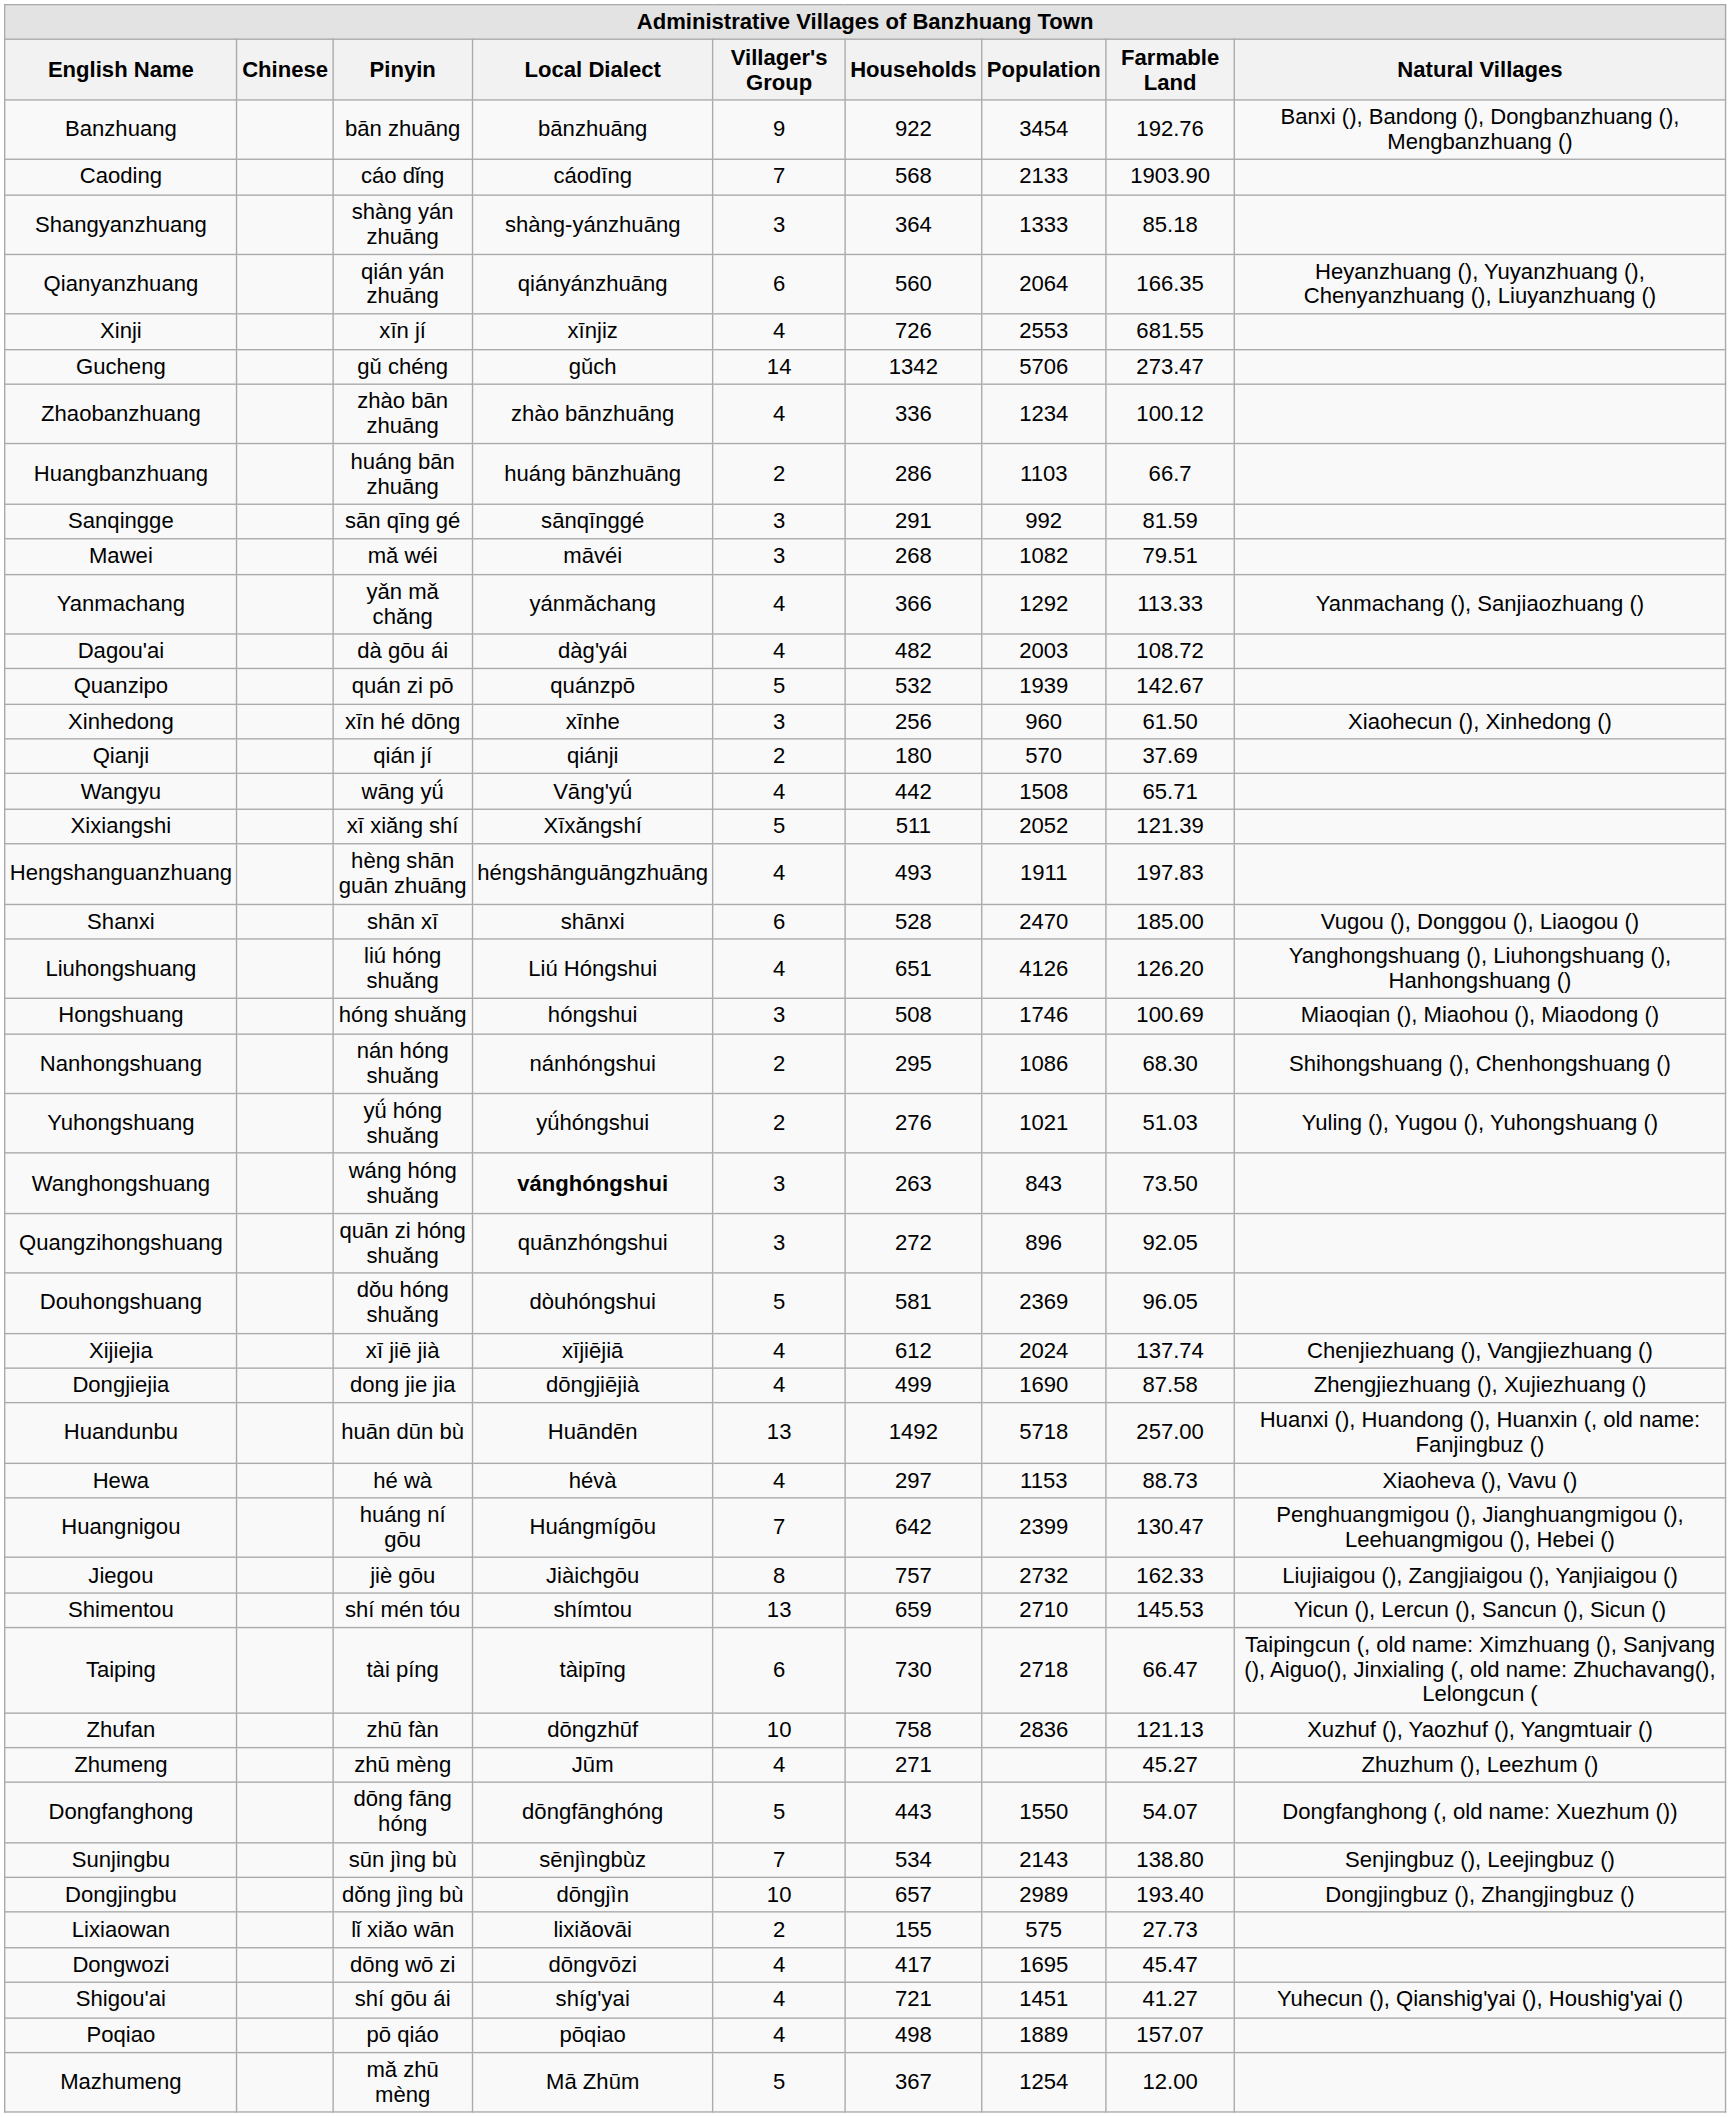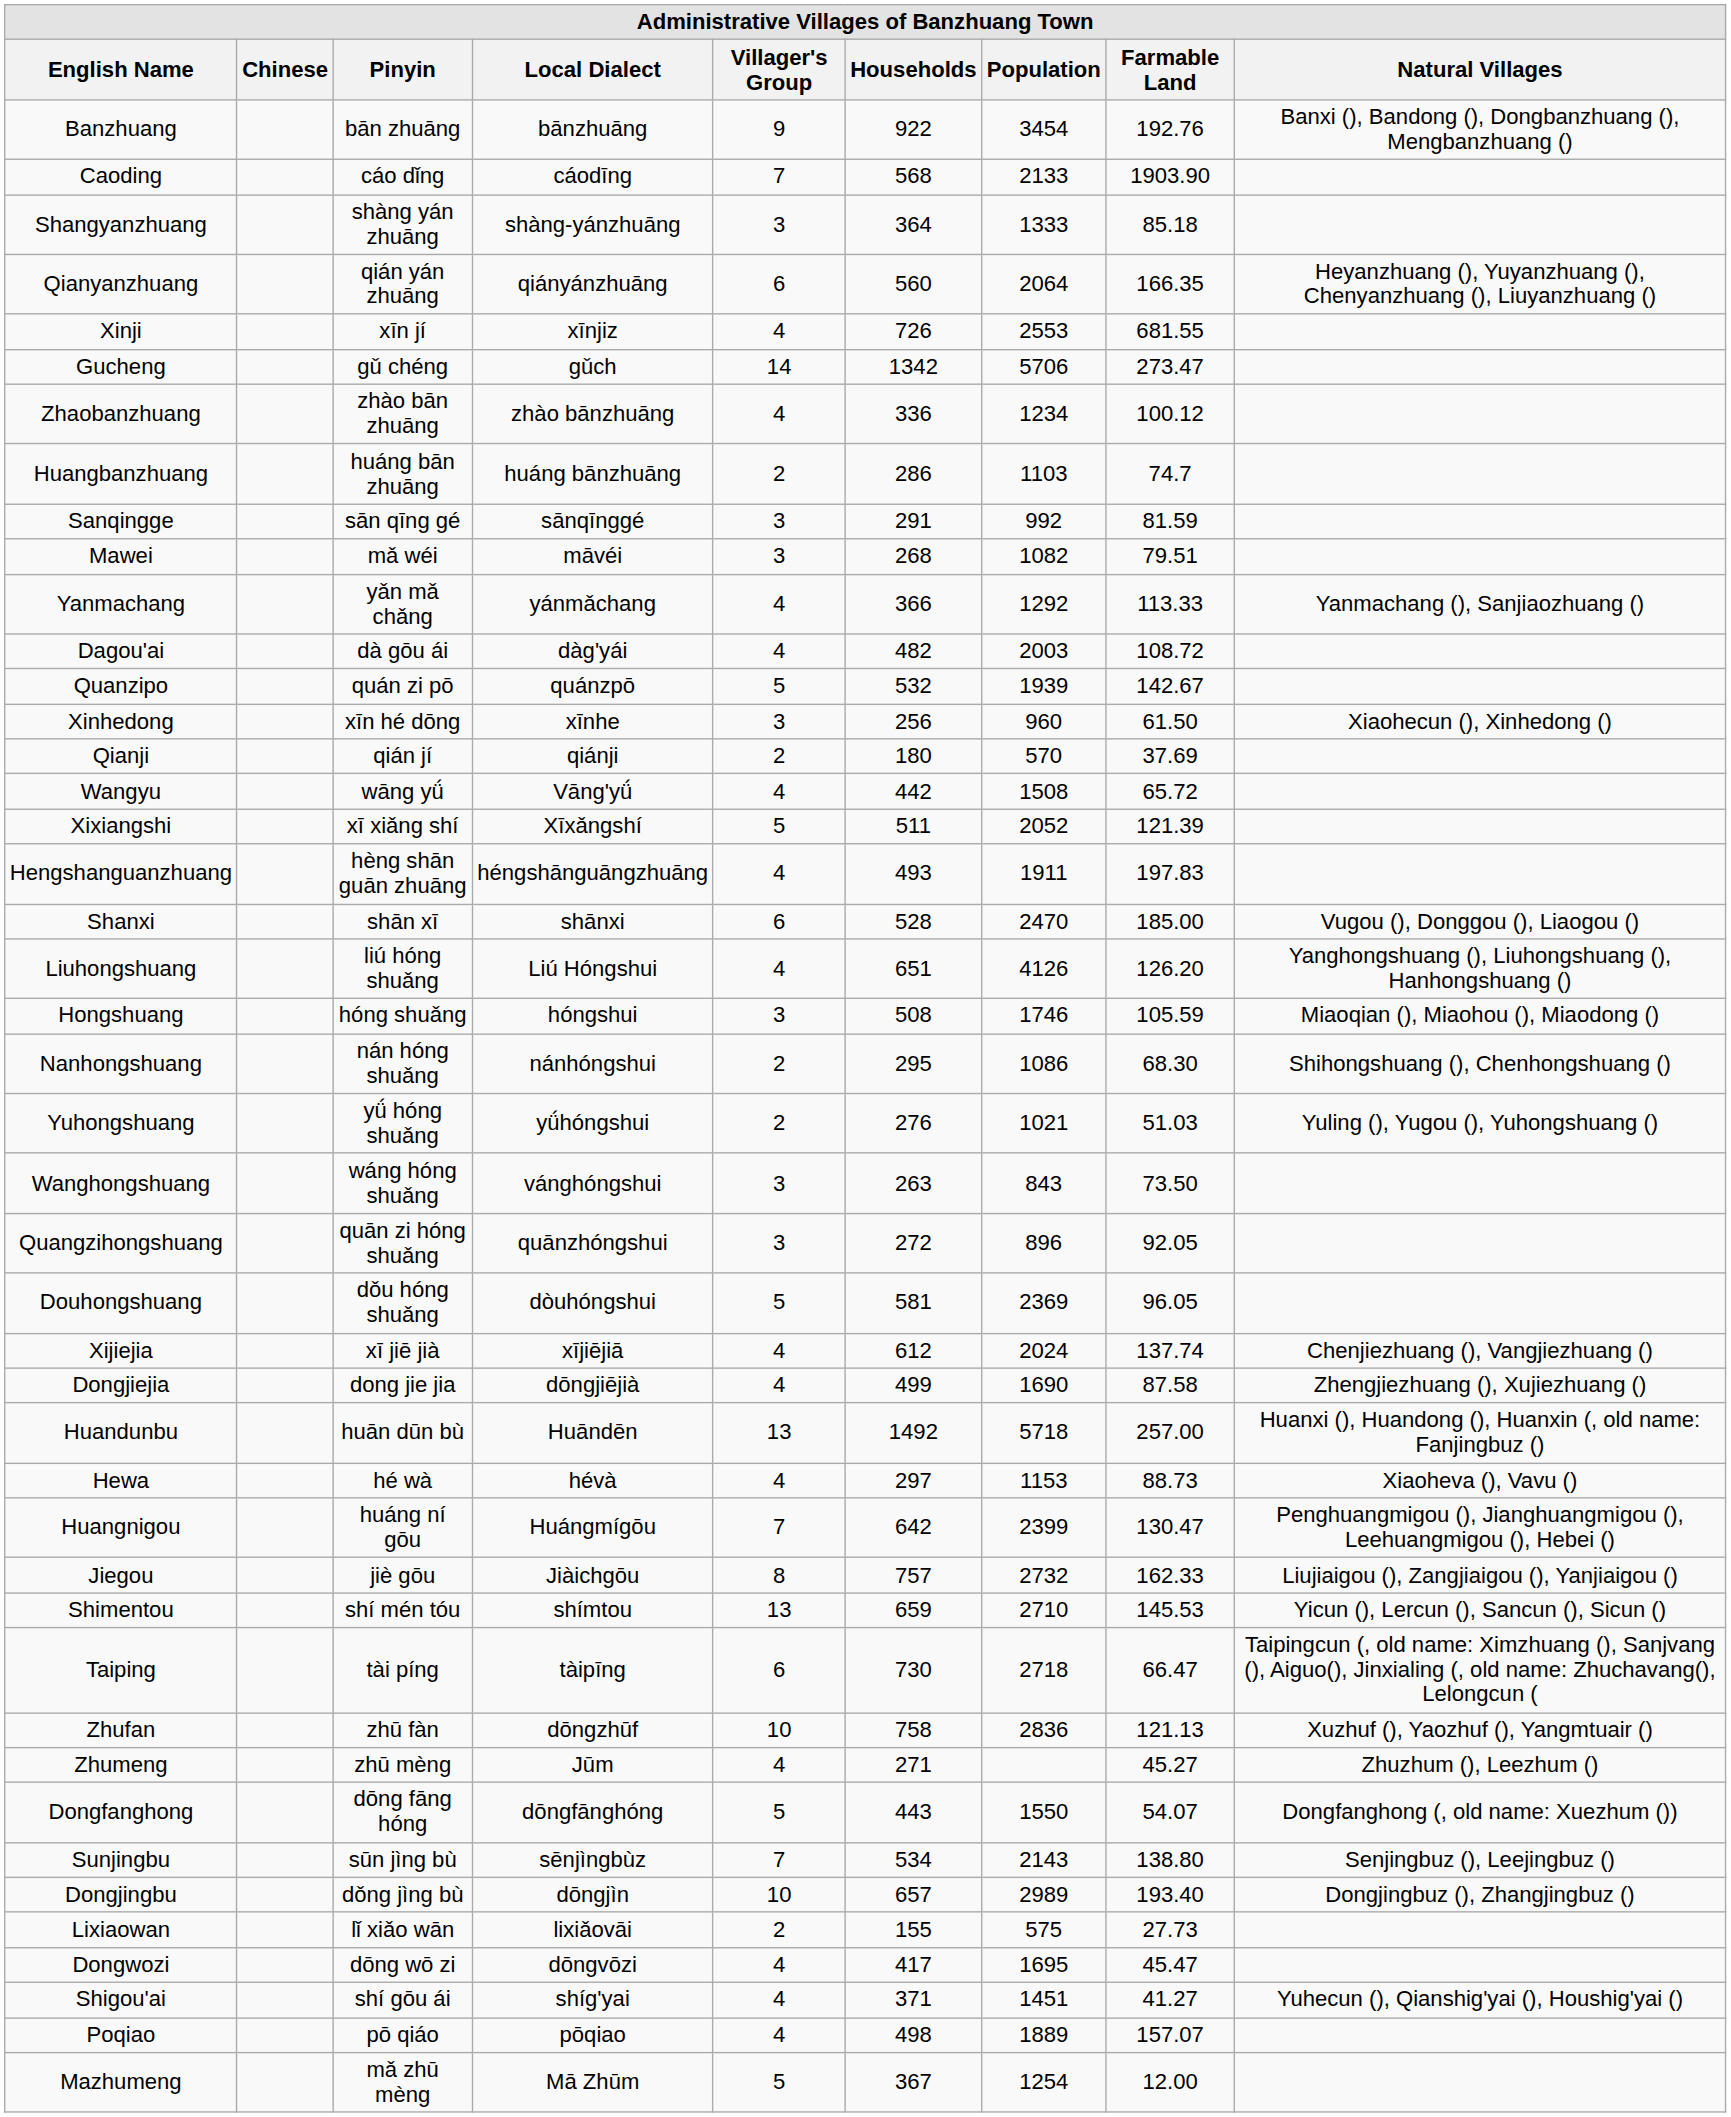(1170, 473) 66.7 -> (1170, 473) 74.7
(1170, 791) 65.71 -> (1170, 791) 65.72
(1170, 1015) 100.69 -> (1170, 1015) 105.59
(593, 1183) bold -> (593, 1183) normal
(913, 1999) 721 -> (913, 1999) 371
